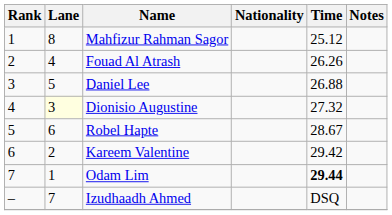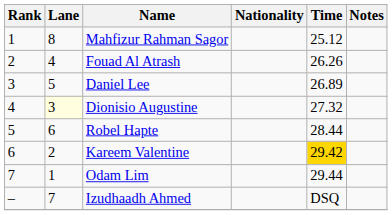(327, 84) 26.88 -> (327, 84) 26.89
(327, 130) 28.67 -> (327, 130) 28.44
(327, 152) no background -> (327, 152) gold background
(327, 175) bold -> (327, 175) normal
